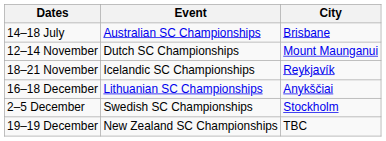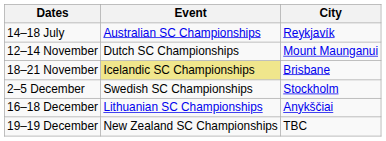(307, 32) Brisbane -> (309, 32) Reykjavík
(179, 70) no background -> (179, 70) khaki background
(309, 70) Reykjavík -> (307, 70) Brisbane
rows swapped: (46, 107) <-> (53, 88)
